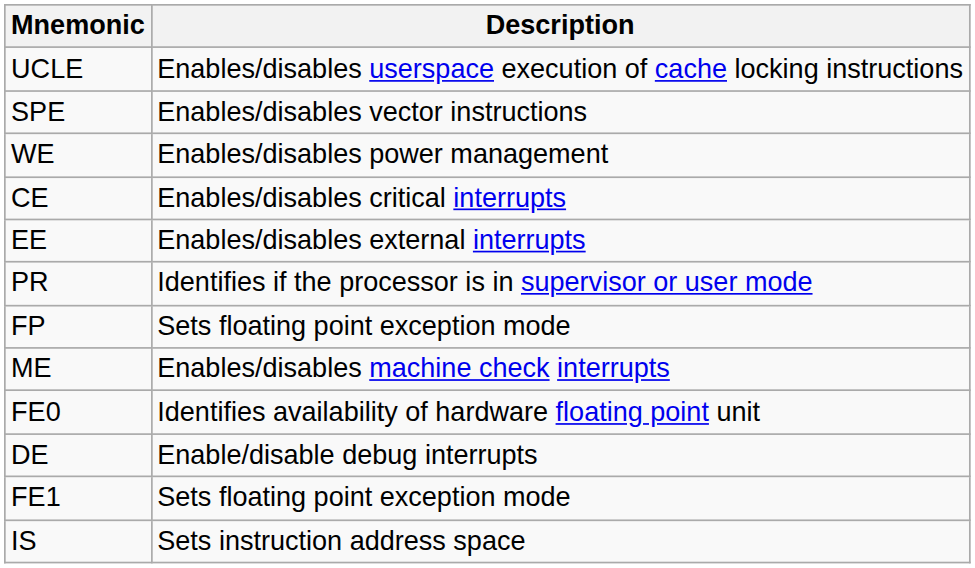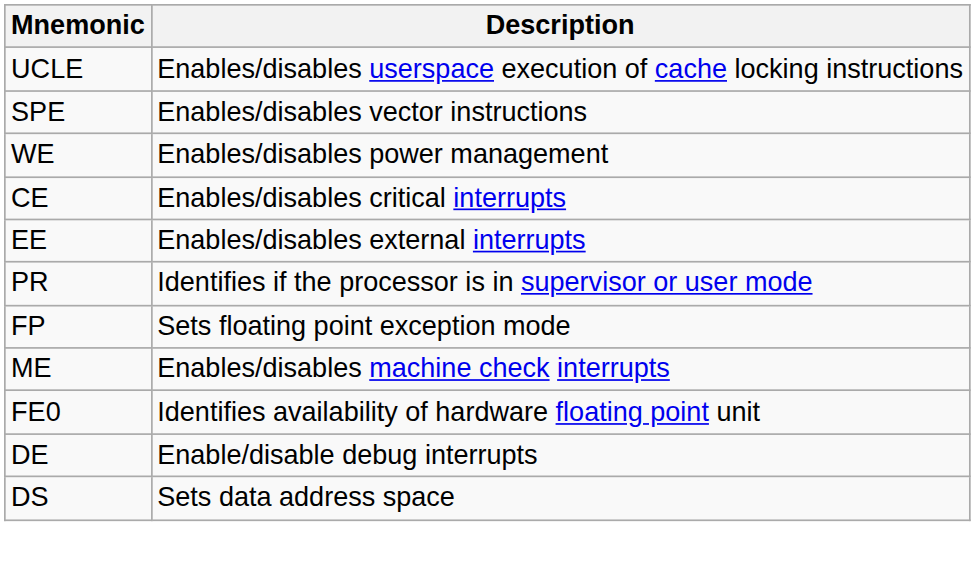- row: (36, 497)
- row: (24, 540)
+ row: (30, 497)
